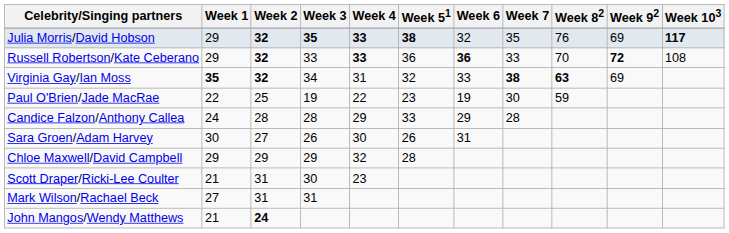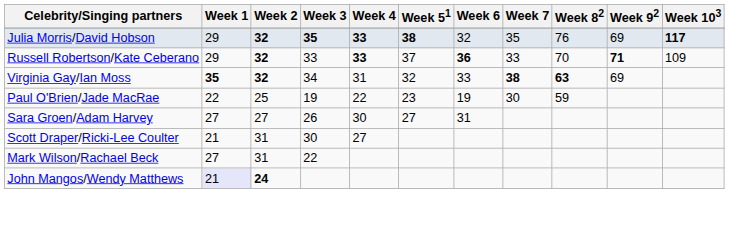(409, 58) 36 -> (409, 58) 37
(617, 58) 72 -> (617, 58) 71
(676, 58) 108 -> (676, 58) 109
- row: (96, 118)
(212, 138) 30 -> (212, 118) 27
(409, 138) 26 -> (409, 118) 27
- row: (95, 158)
(359, 178) 23 -> (359, 138) 27
(310, 198) 31 -> (310, 158) 22
(212, 218) no background -> (212, 178) lavender background
